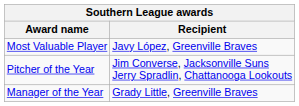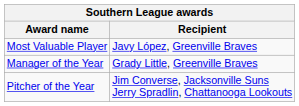rows swapped: (51, 70) <-> (55, 93)
